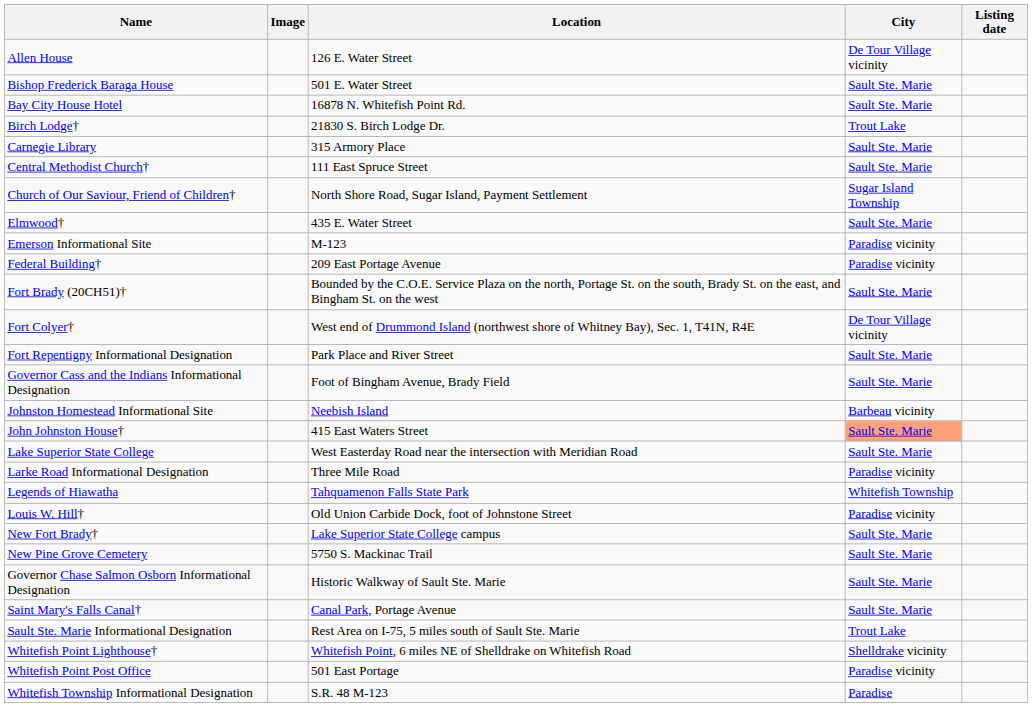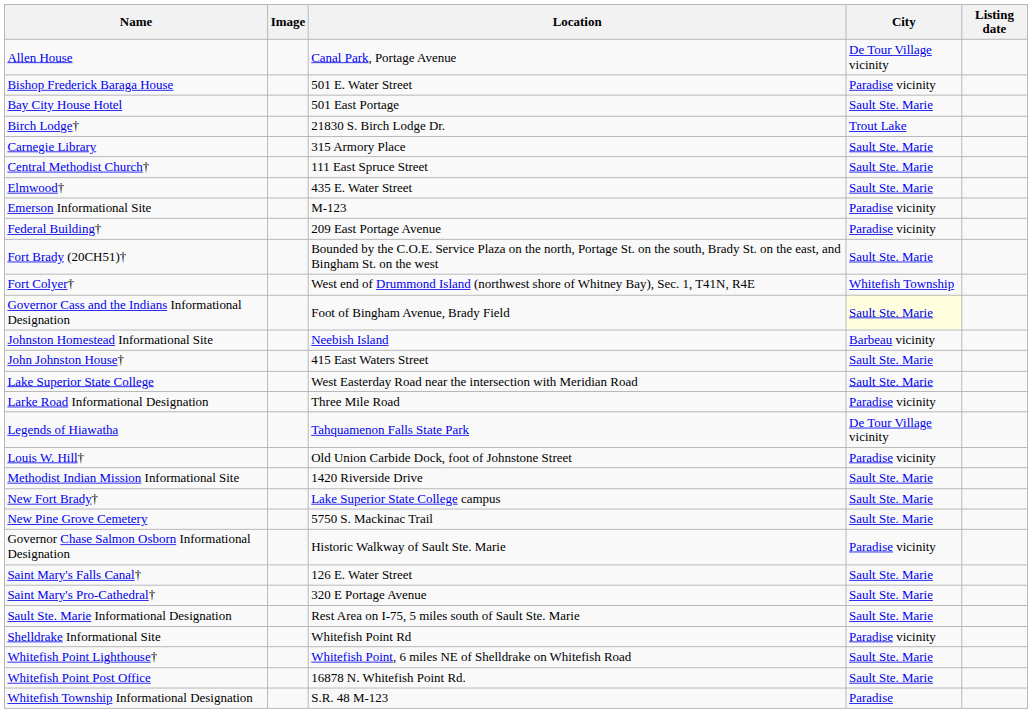(361, 57) 126 E. Water Street -> (384, 57) Canal Park, Portage Avenue
(890, 85) Sault Ste. Marie -> (892, 85) Paradise vicinity
(388, 105) 16878 N. Whitefish Point Rd. -> (355, 105) 501 East Portage
- row: (121, 195)
(890, 327) De Tour Village vicinity -> (902, 284) Whitefish Township
- row: (120, 354)
(890, 382) no background -> (891, 312) lightyellow background
(890, 431) lightsalmon background -> (891, 360) no background
(901, 492) Whitefish Township -> (890, 429) De Tour Village vicinity
+ row: (123, 478)
(890, 582) Sault Ste. Marie -> (892, 547) Paradise vicinity
(384, 610) Canal Park, Portage Avenue -> (362, 574) 126 E. Water Street
+ row: (81, 595)
(877, 630) Trout Lake -> (891, 616) Sault Ste. Marie
+ row: (84, 636)
(897, 651) Shelldrake vicinity -> (891, 657) Sault Ste. Marie
(355, 671) 501 East Portage -> (388, 677) 16878 N. Whitefish Point Rd.
(892, 671) Paradise vicinity -> (891, 677) Sault Ste. Marie
